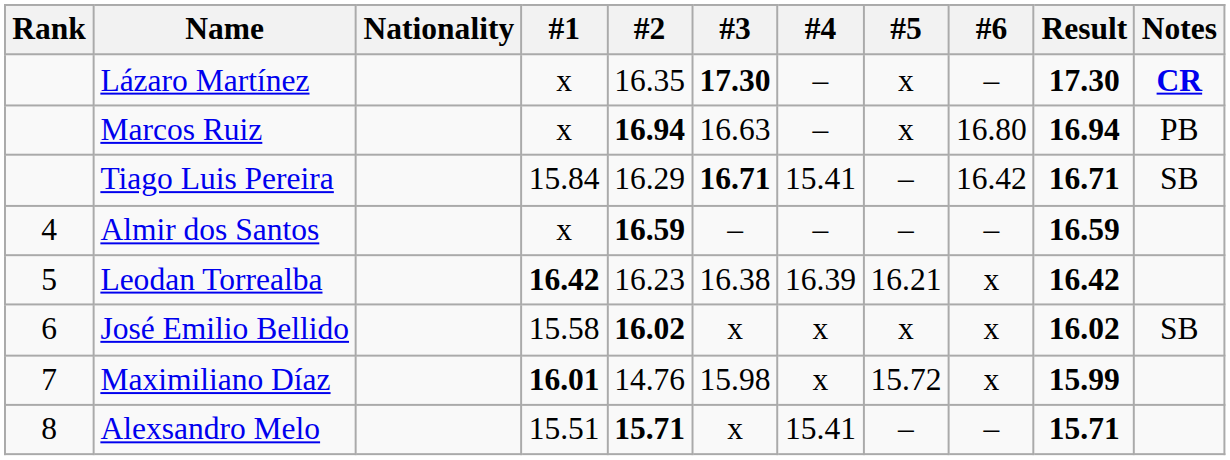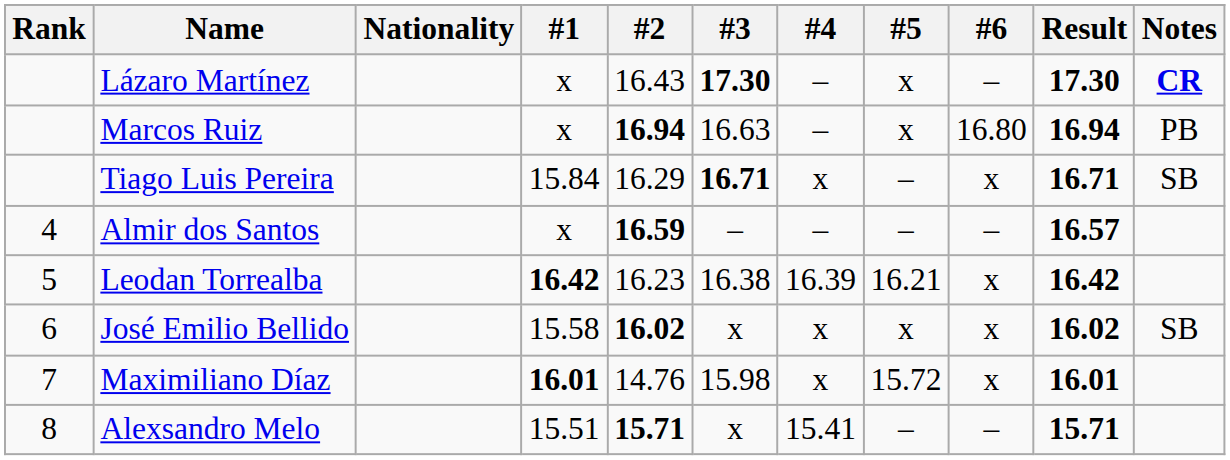(650, 79) 16.35 -> (650, 79) 16.43
(821, 179) 15.41 -> (821, 179) x
(991, 179) 16.42 -> (991, 179) x
(1084, 229) 16.59 -> (1084, 229) 16.57
(1084, 379) 15.99 -> (1084, 379) 16.01
